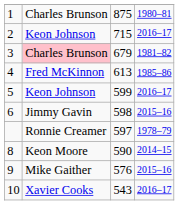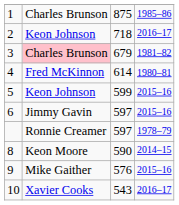(154, 14) 1980–81 -> (154, 14) 1985–86
(123, 33) 715 -> (123, 33) 718
(123, 72) 613 -> (123, 72) 614
(154, 72) 1985–86 -> (154, 72) 1980–81
(154, 92) 2016–17 -> (154, 92) 2015–16
(123, 111) 598 -> (123, 111) 597
